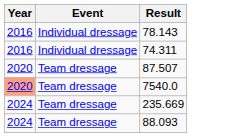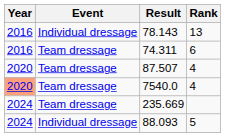+ column: (204, 13)
(88, 50) Individual dressage -> (77, 50) Team dressage
(77, 123) Team dressage -> (88, 123) Individual dressage
